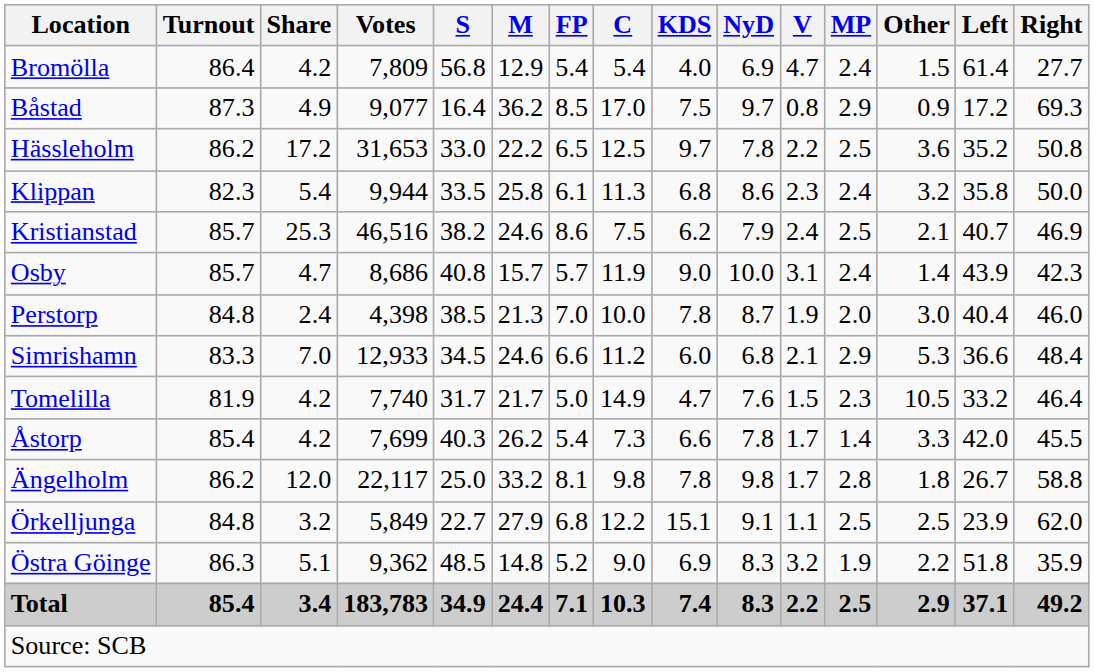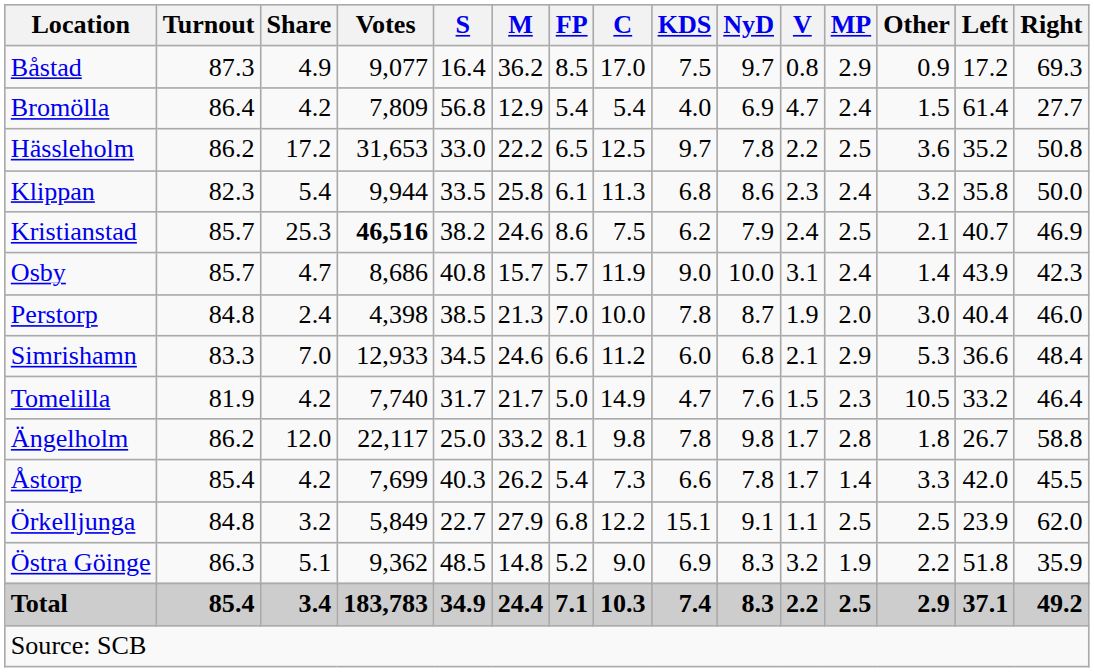rows swapped: (60, 66) <-> (46, 107)
(392, 231) normal -> (392, 231) bold
rows swapped: (46, 438) <-> (70, 480)
